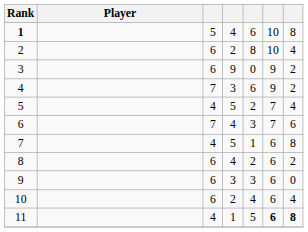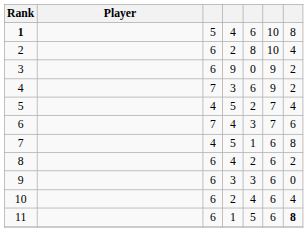(213, 217) 4 -> (213, 217) 6
(273, 217) bold -> (273, 217) normal
